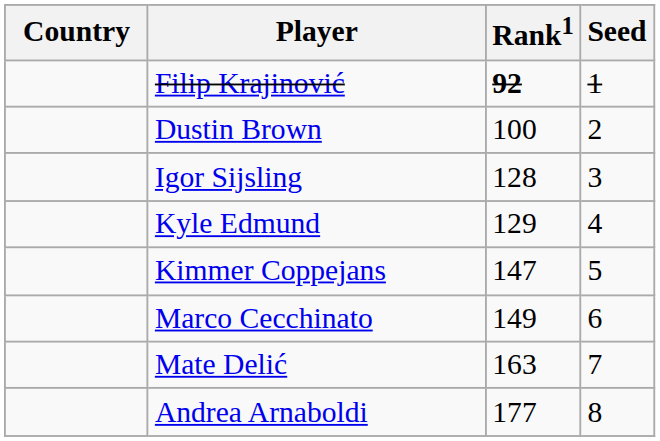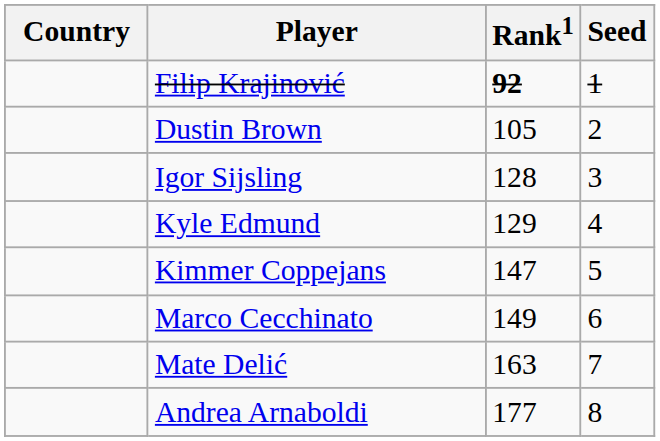(514, 129) 100 -> (514, 129) 105
